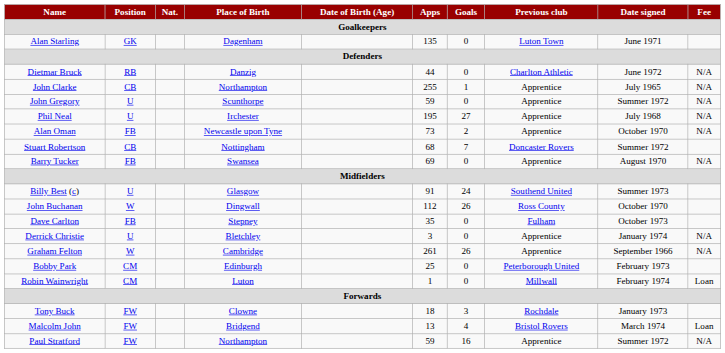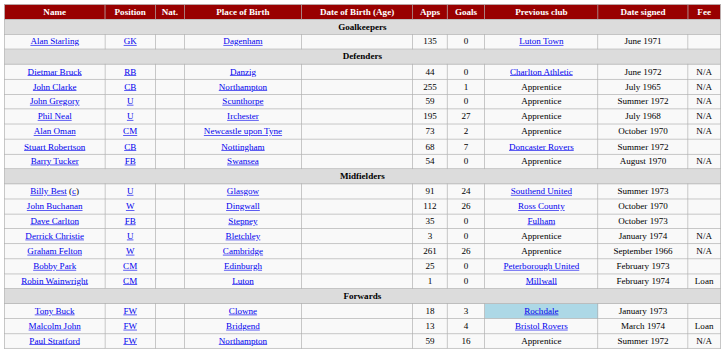(130, 132) FB -> (130, 132) CM
(430, 161) 69 -> (430, 161) 54
(541, 311) no background -> (541, 311) lightblue background
